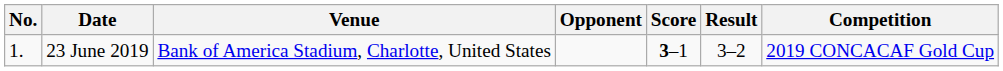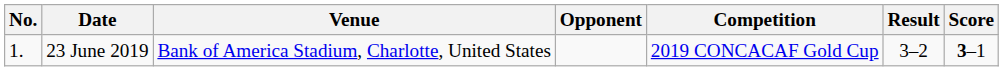columns swapped: (674, 19) <-> (880, 19)
